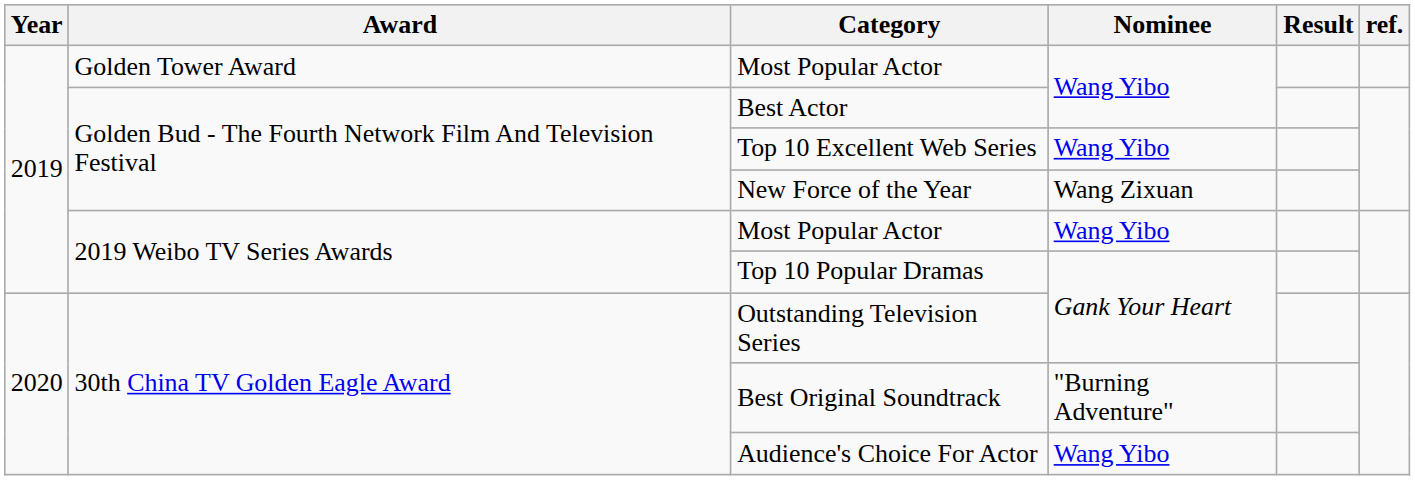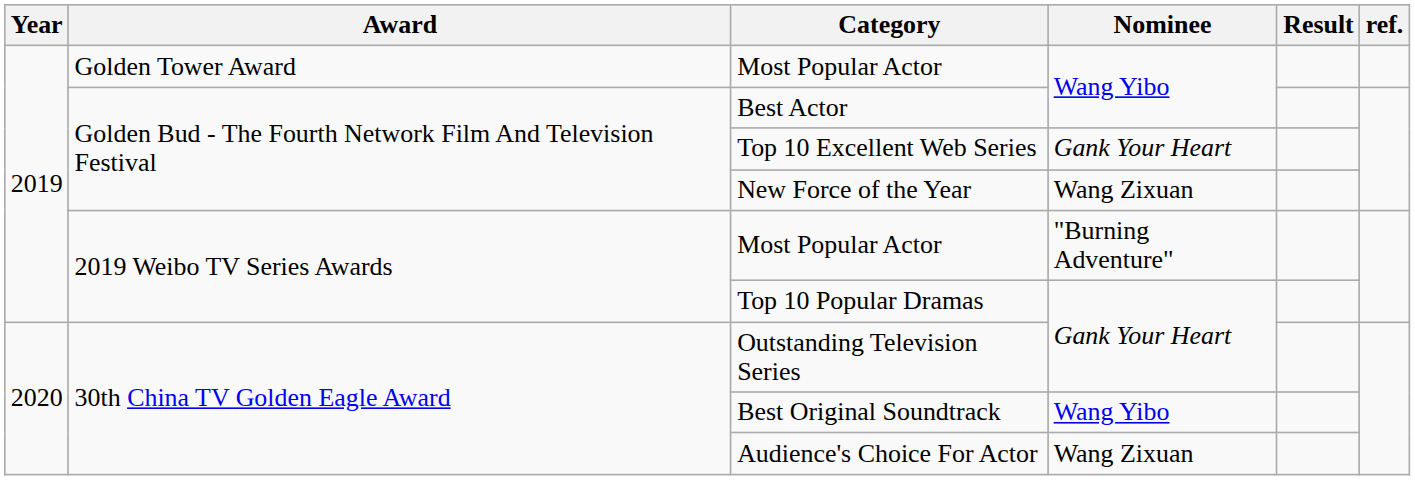(1112, 148) Wang Yibo -> (1142, 148) Gank Your Heart
(1112, 230) Wang Yibo -> (1114, 245) "Burning Adventure"
(1114, 397) "Burning Adventure" -> (1112, 412) Wang Yibo
(1112, 453) Wang Yibo -> (1124, 453) Wang Zixuan
